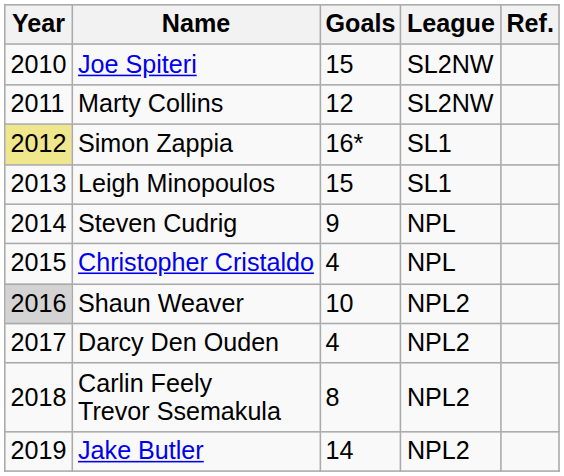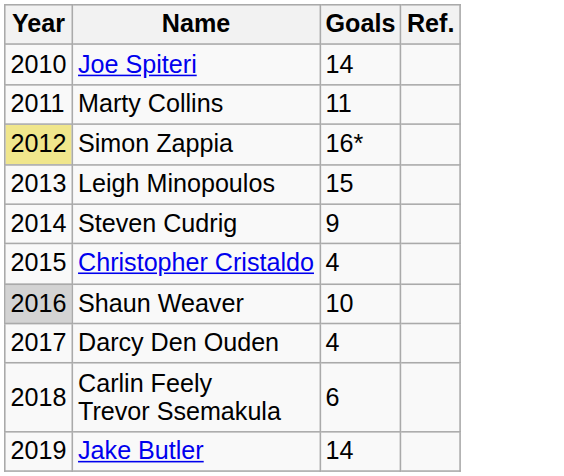- column: (451, 24)
(340, 64) 15 -> (340, 64) 14
(340, 104) 12 -> (339, 104) 11
(333, 397) 8 -> (333, 397) 6
